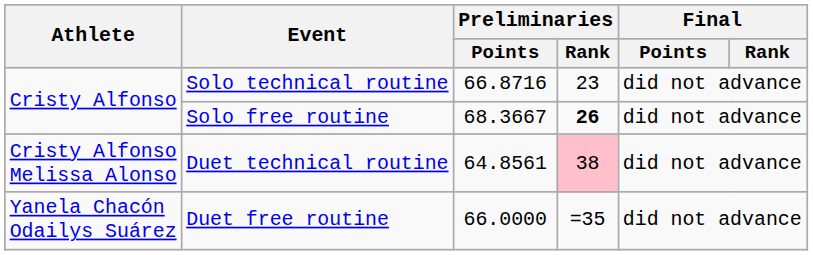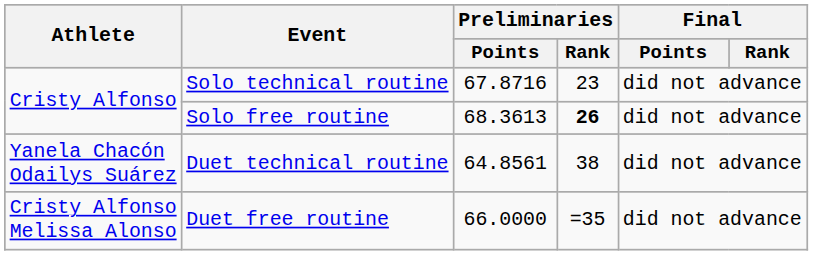(505, 84) 66.8716 -> (505, 84) 67.8716
(505, 118) 68.3667 -> (505, 118) 68.3613
(93, 163) Cristy Alfonso Melissa Alonso -> (93, 163) Yanela Chacón Odailys Suárez
(588, 163) pink background -> (588, 163) no background
(93, 220) Yanela Chacón Odailys Suárez -> (93, 220) Cristy Alfonso Melissa Alonso
